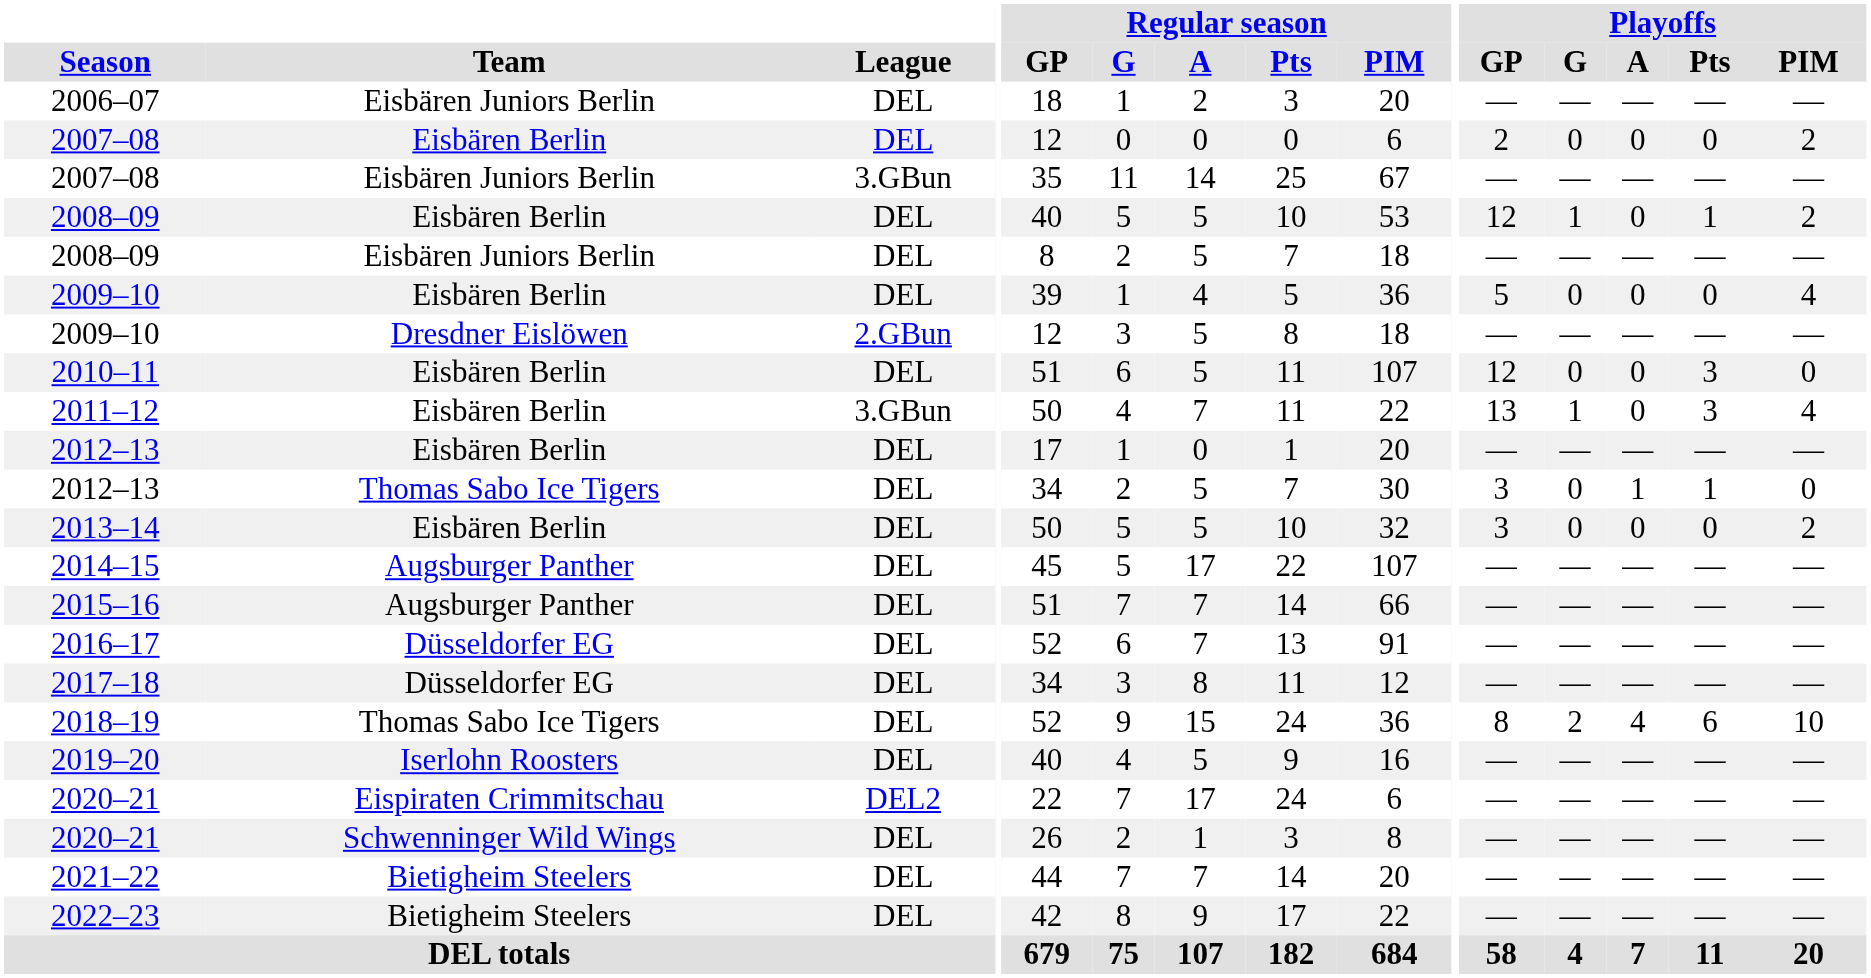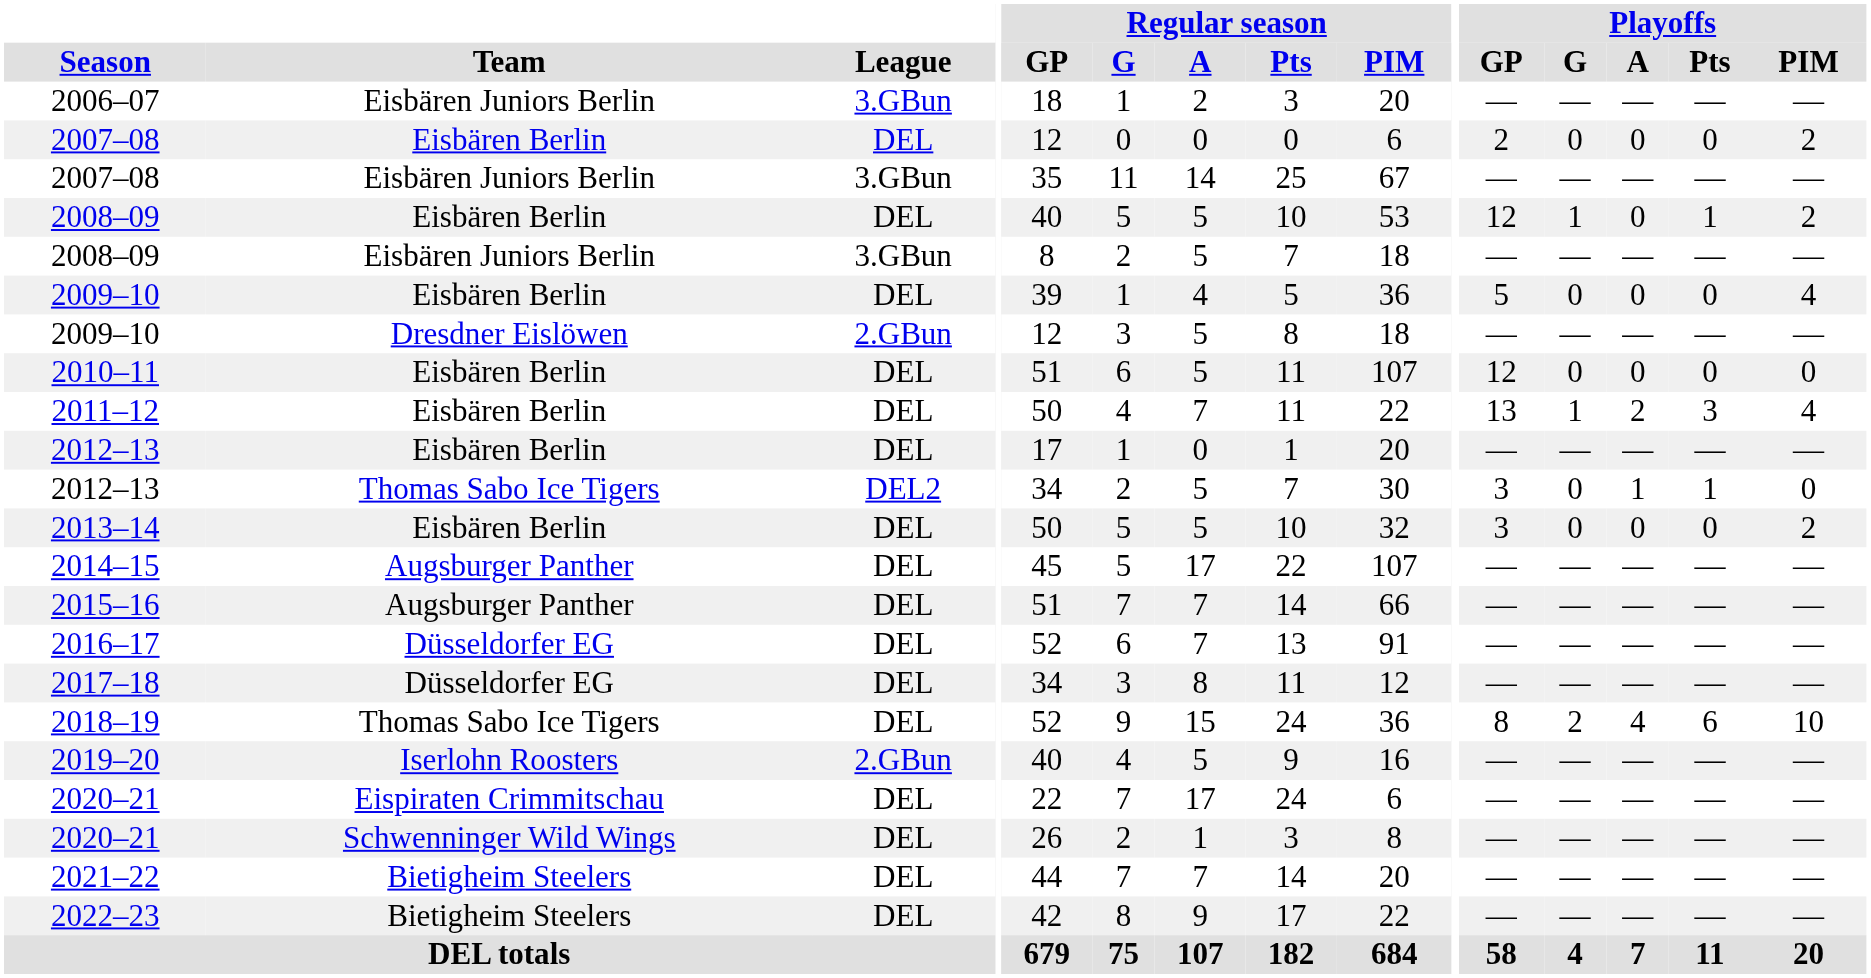(903, 100) DEL -> (903, 100) 3.GBun
(903, 255) DEL -> (903, 255) 3.GBun
(1710, 372) 3 -> (1710, 372) 0
(903, 410) 3.GBun -> (903, 410) DEL
(1638, 410) 0 -> (1638, 410) 2
(903, 488) DEL -> (903, 488) DEL2
(903, 760) DEL -> (903, 760) 2.GBun
(903, 798) DEL2 -> (903, 798) DEL
